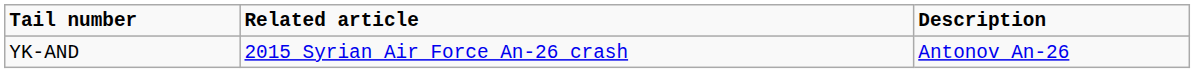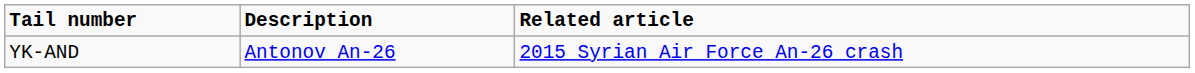columns swapped: (982, 21) <-> (332, 21)
